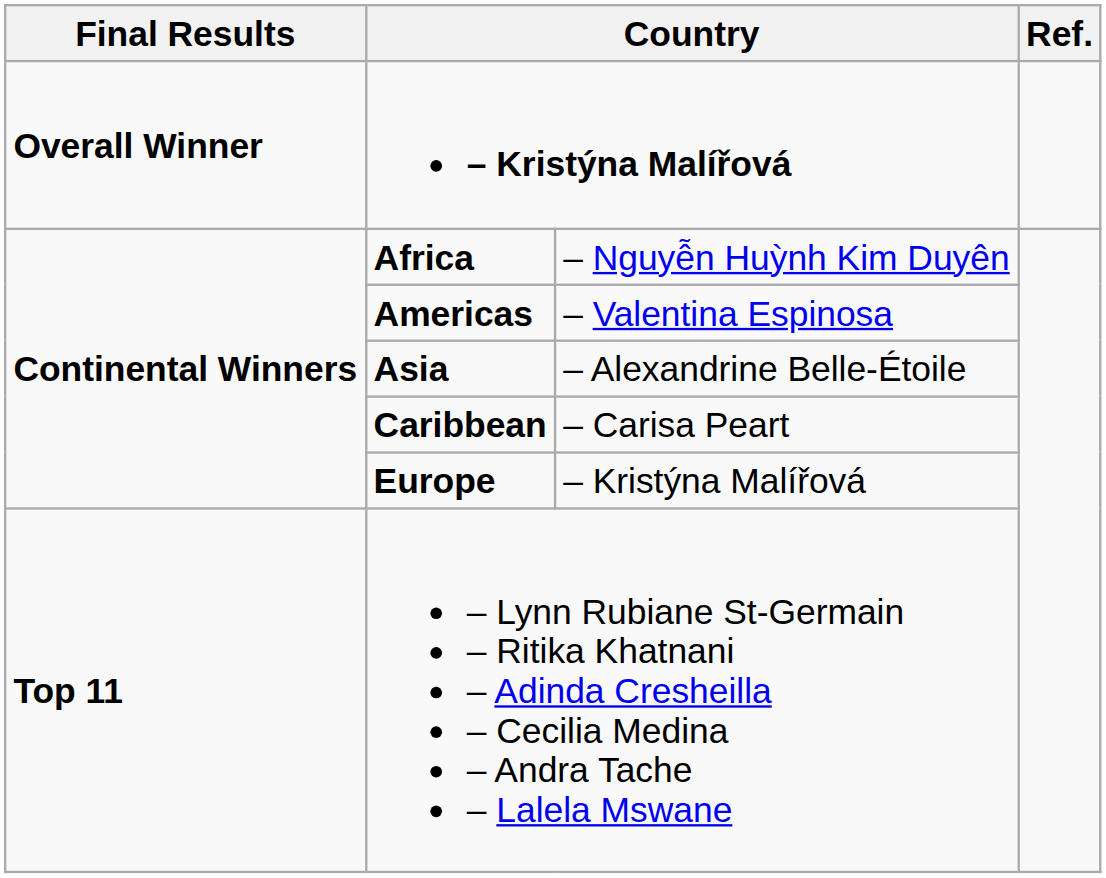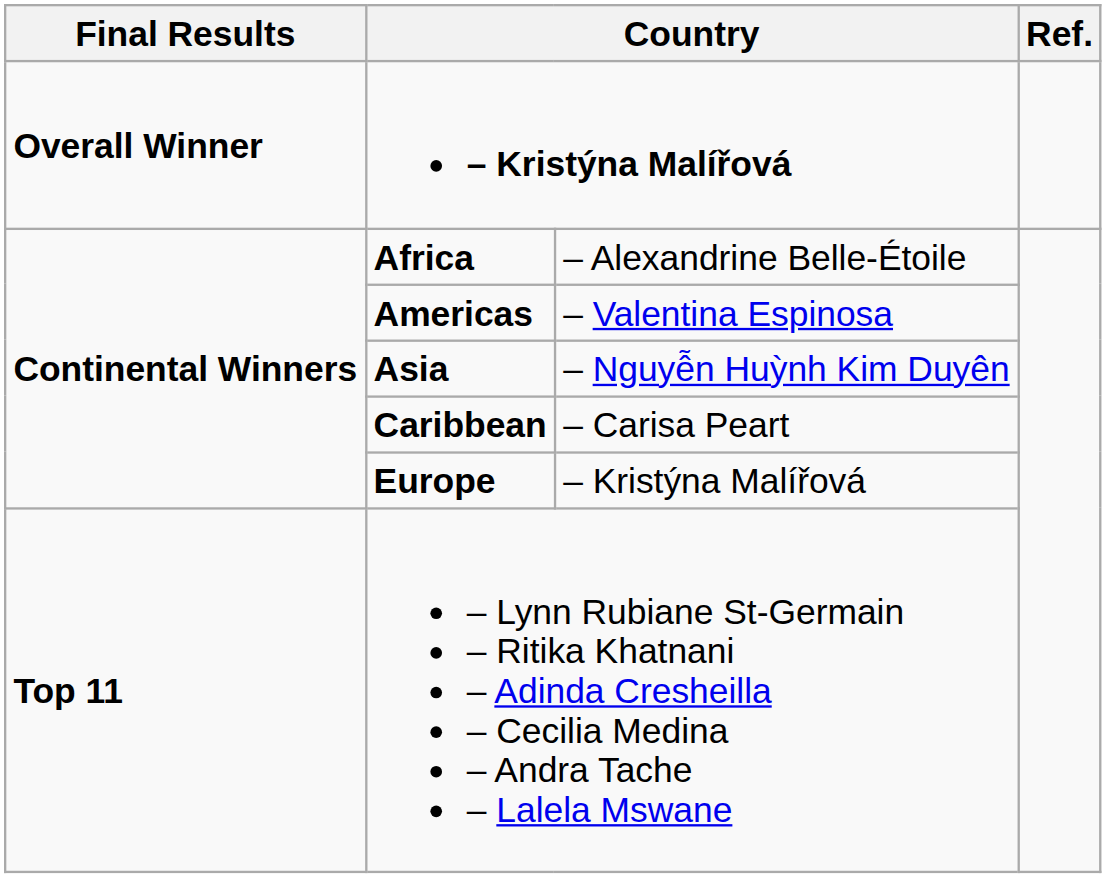(786, 256) – Nguyễn Huỳnh Kim Duyên -> (765, 256) – Alexandrine Belle-Étoile
(765, 368) – Alexandrine Belle-Étoile -> (786, 368) – Nguyễn Huỳnh Kim Duyên
